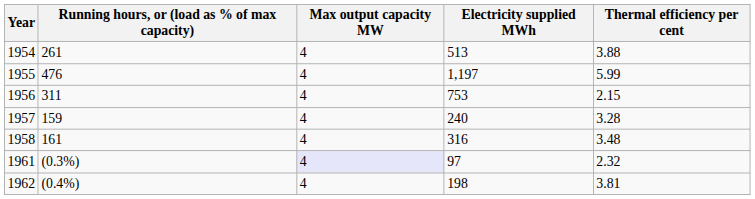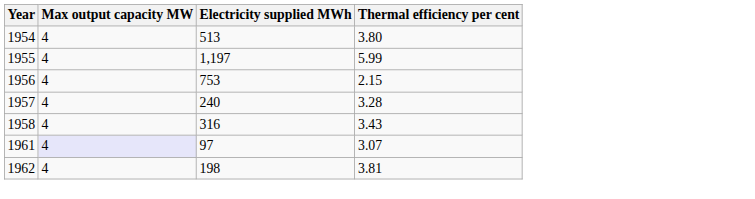- column: (167, 23)
(608, 52) 3.88 -> (370, 37) 3.80
(608, 140) 3.48 -> (370, 124) 3.43
(608, 161) 2.32 -> (370, 146) 3.07
